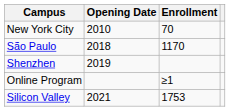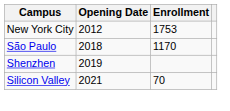(99, 30) 2010 -> (90, 30) 2012
(167, 30) 70 -> (165, 30) 1753
- row: (44, 81)
(173, 98) 1753 -> (159, 81) 70
